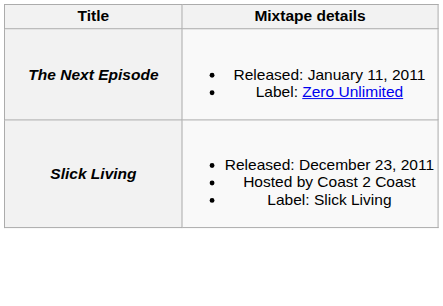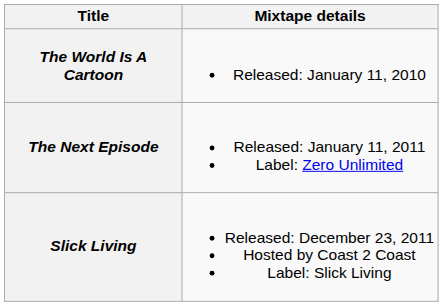+ row: (93, 65)
